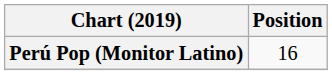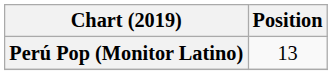(288, 52) 16 -> (288, 52) 13
